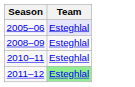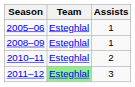+ column: (111, 12)
(69, 27) lavender background -> (69, 27) no background
